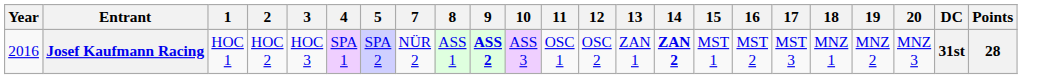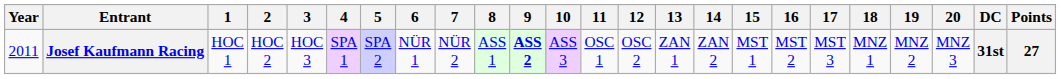+ column: (415, 16)
(24, 51) 2016 -> (24, 51) 2011
(674, 51) bold -> (713, 51) normal
(993, 51) 28 -> (1032, 51) 27
